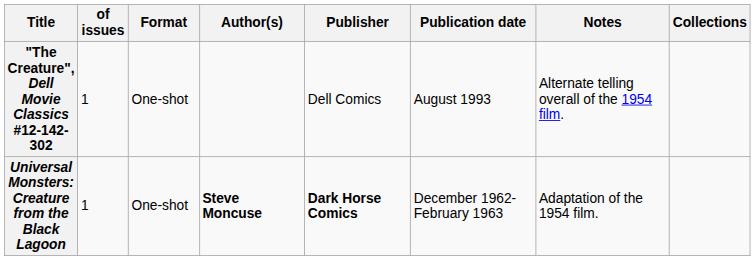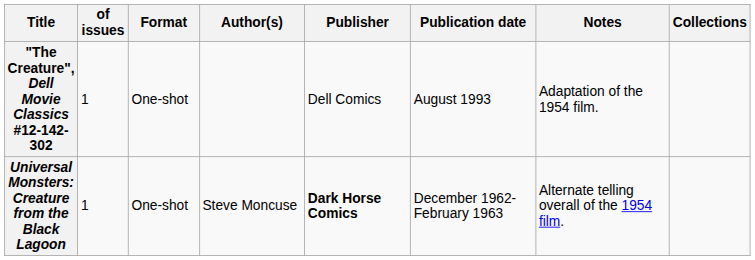(596, 99) Alternate telling overall of the 1954 film. -> (591, 99) Adaptation of the 1954 film.
(232, 206) bold -> (250, 206) normal
(591, 206) Adaptation of the 1954 film. -> (596, 206) Alternate telling overall of the 1954 film.
